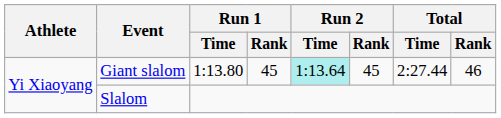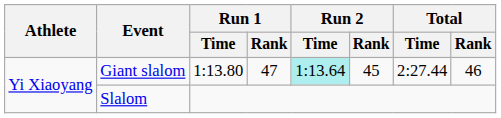(269, 71) 45 -> (269, 71) 47
